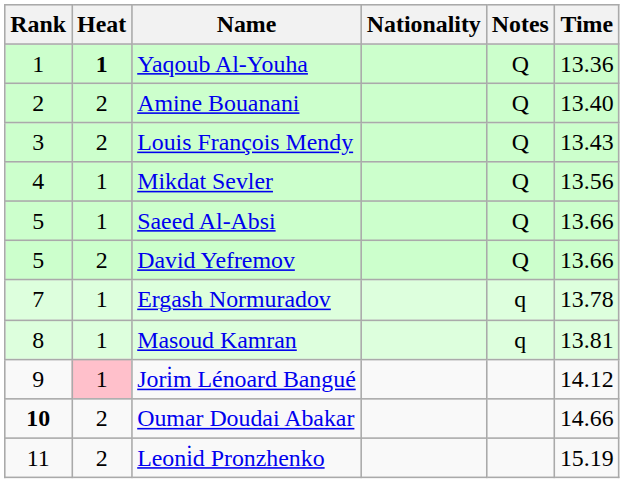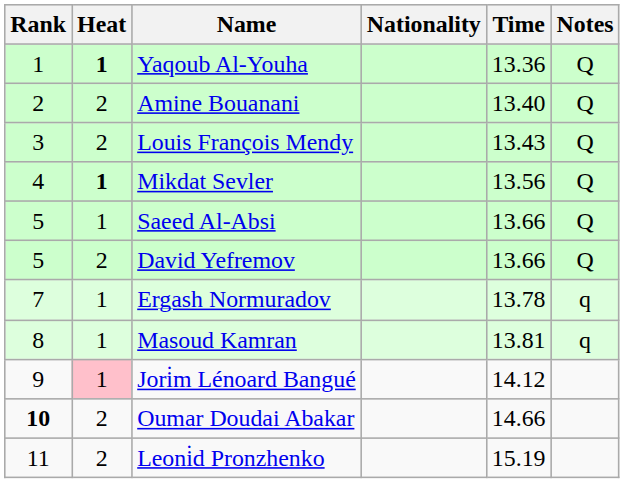columns swapped: (587, 24) <-> (520, 24)
(102, 181) normal -> (102, 181) bold
